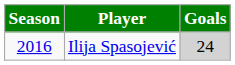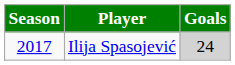(34, 45) 2016 -> (34, 45) 2017
